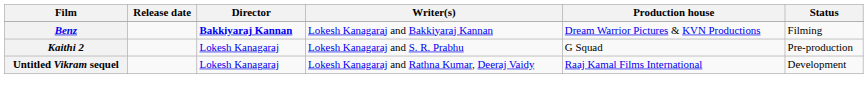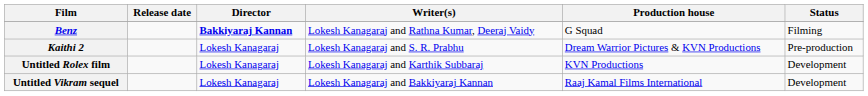(401, 30) Lokesh Kanagaraj and Bakkiyaraj Kannan -> (421, 30) Lokesh Kanagaraj and Rathna Kumar, Deeraj Vaidy
(663, 30) Dream Warrior Pictures & KVN Productions -> (584, 30) G Squad
(584, 47) G Squad -> (663, 47) Dream Warrior Pictures & KVN Productions
+ row: (66, 64)
(421, 64) Lokesh Kanagaraj and Rathna Kumar, Deeraj Vaidy -> (401, 82) Lokesh Kanagaraj and Bakkiyaraj Kannan
